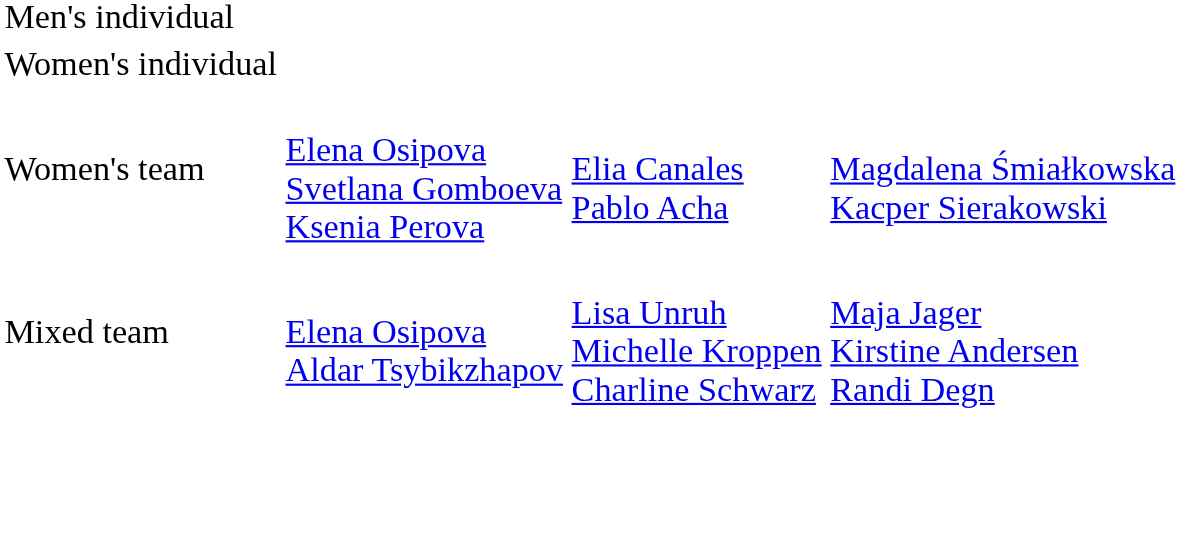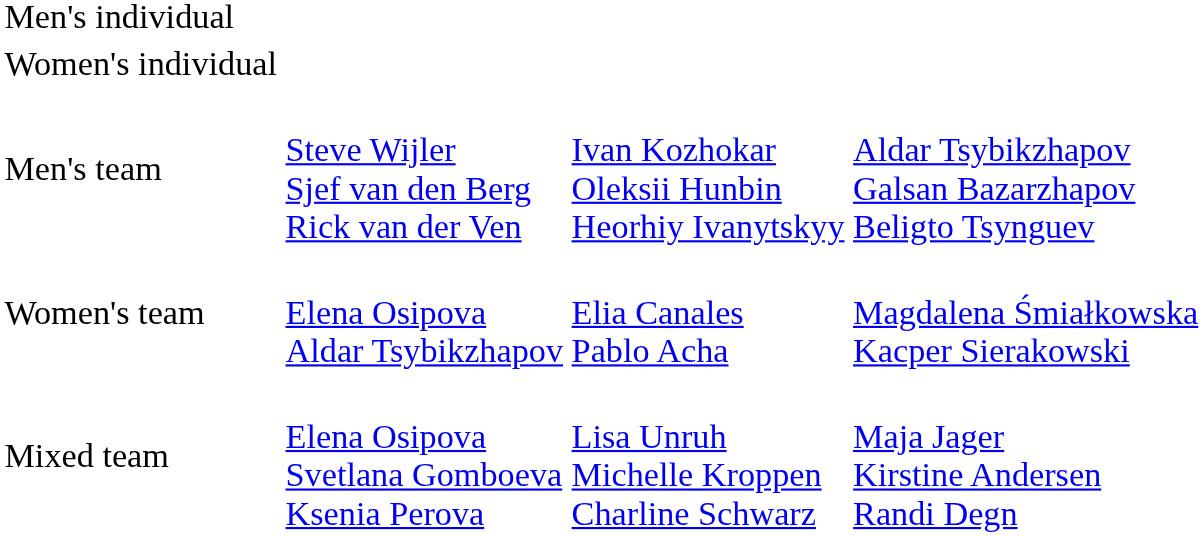+ row: (83, 169)
(424, 188) Elena Osipova Svetlana Gomboeva Ksenia Perova -> (424, 331) Elena Osipova Aldar Tsybikzhapov
(424, 350) Elena Osipova Aldar Tsybikzhapov -> (424, 475) Elena Osipova Svetlana Gomboeva Ksenia Perova
